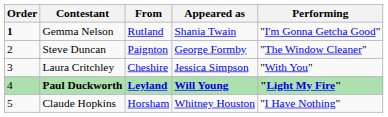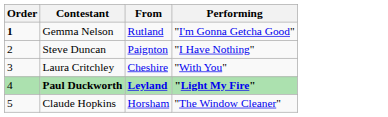- column: (215, 13)
(313, 49) "The Window Cleaner" -> (214, 49) "I Have Nothing"
(300, 103) "I Have Nothing" -> (228, 103) "The Window Cleaner"
